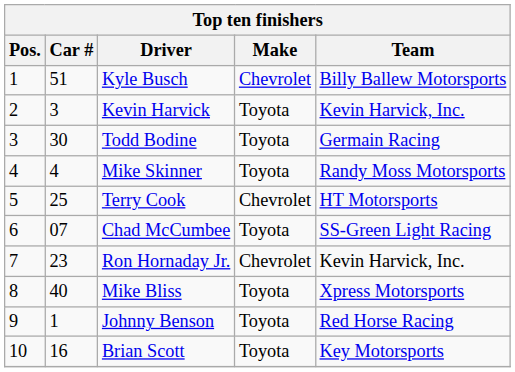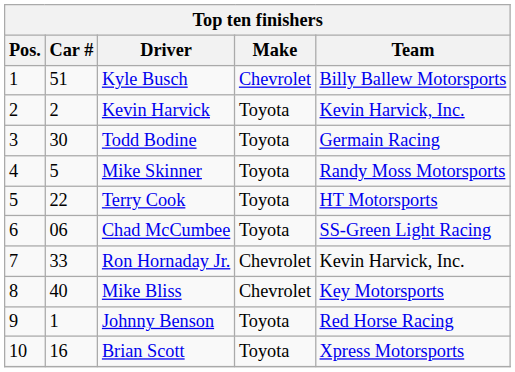(54, 110) 3 -> (54, 110) 2
(54, 170) 4 -> (54, 170) 5
(59, 200) 25 -> (59, 200) 22
(275, 200) Chevrolet -> (264, 200) Toyota
(59, 231) 07 -> (59, 231) 06
(59, 261) 23 -> (59, 261) 33
(264, 291) Toyota -> (275, 291) Chevrolet
(392, 291) Xpress Motorsports -> (382, 291) Key Motorsports
(382, 351) Key Motorsports -> (392, 351) Xpress Motorsports
